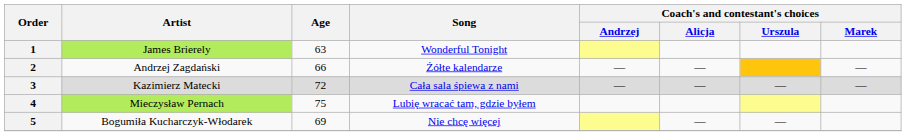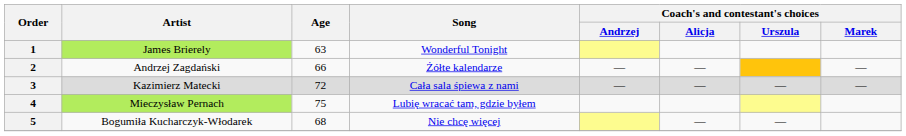(320, 121) 69 -> (320, 121) 68
